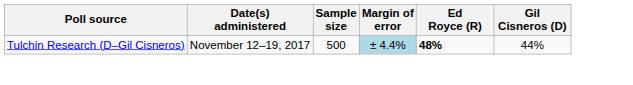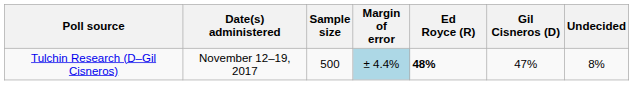+ column: (596, 26)
(532, 44) 44% -> (526, 64) 47%
